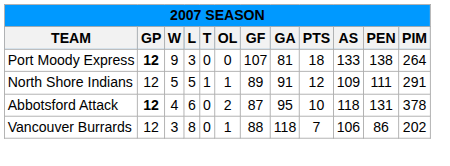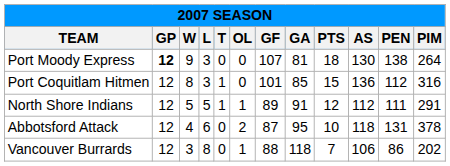(348, 60) 133 -> (363, 60) 130
+ row: (79, 82)
(348, 82) 109 -> (363, 104) 112
(151, 104) bold -> (166, 127) normal
